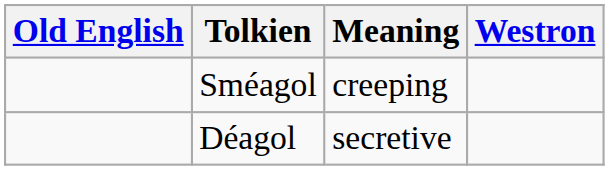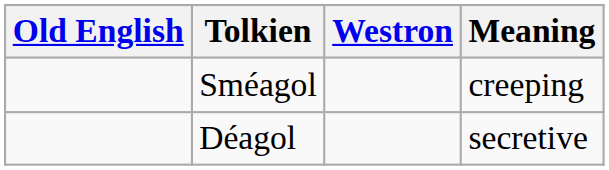columns swapped: (535, 31) <-> (396, 31)
